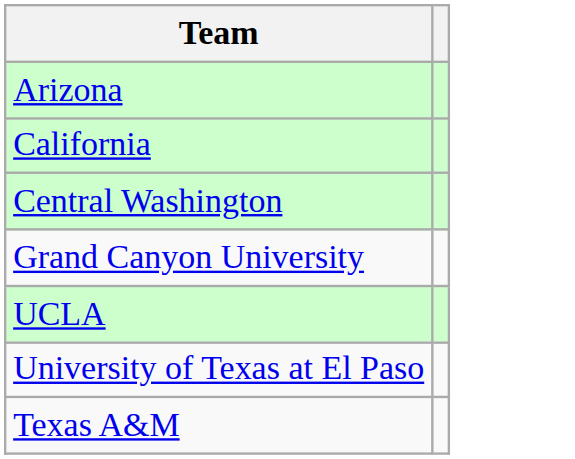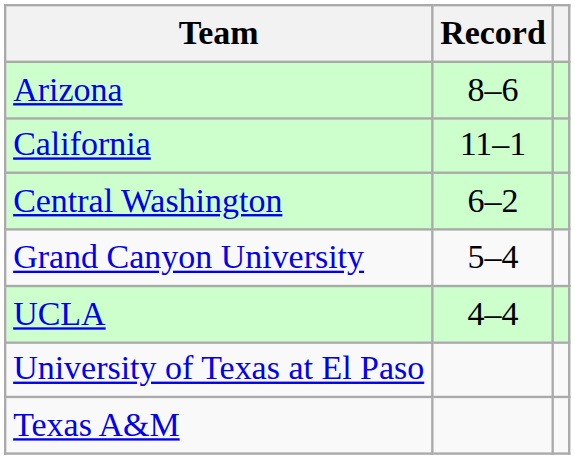+ column: (493, 32)
